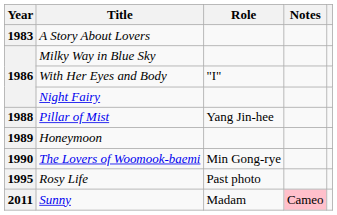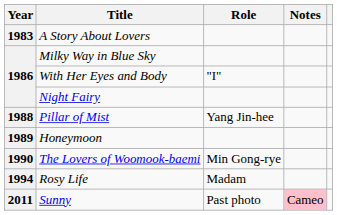(20, 179) 1995 -> (20, 179) 1994
(234, 179) Past photo -> (226, 179) Madam
(226, 199) Madam -> (234, 199) Past photo
